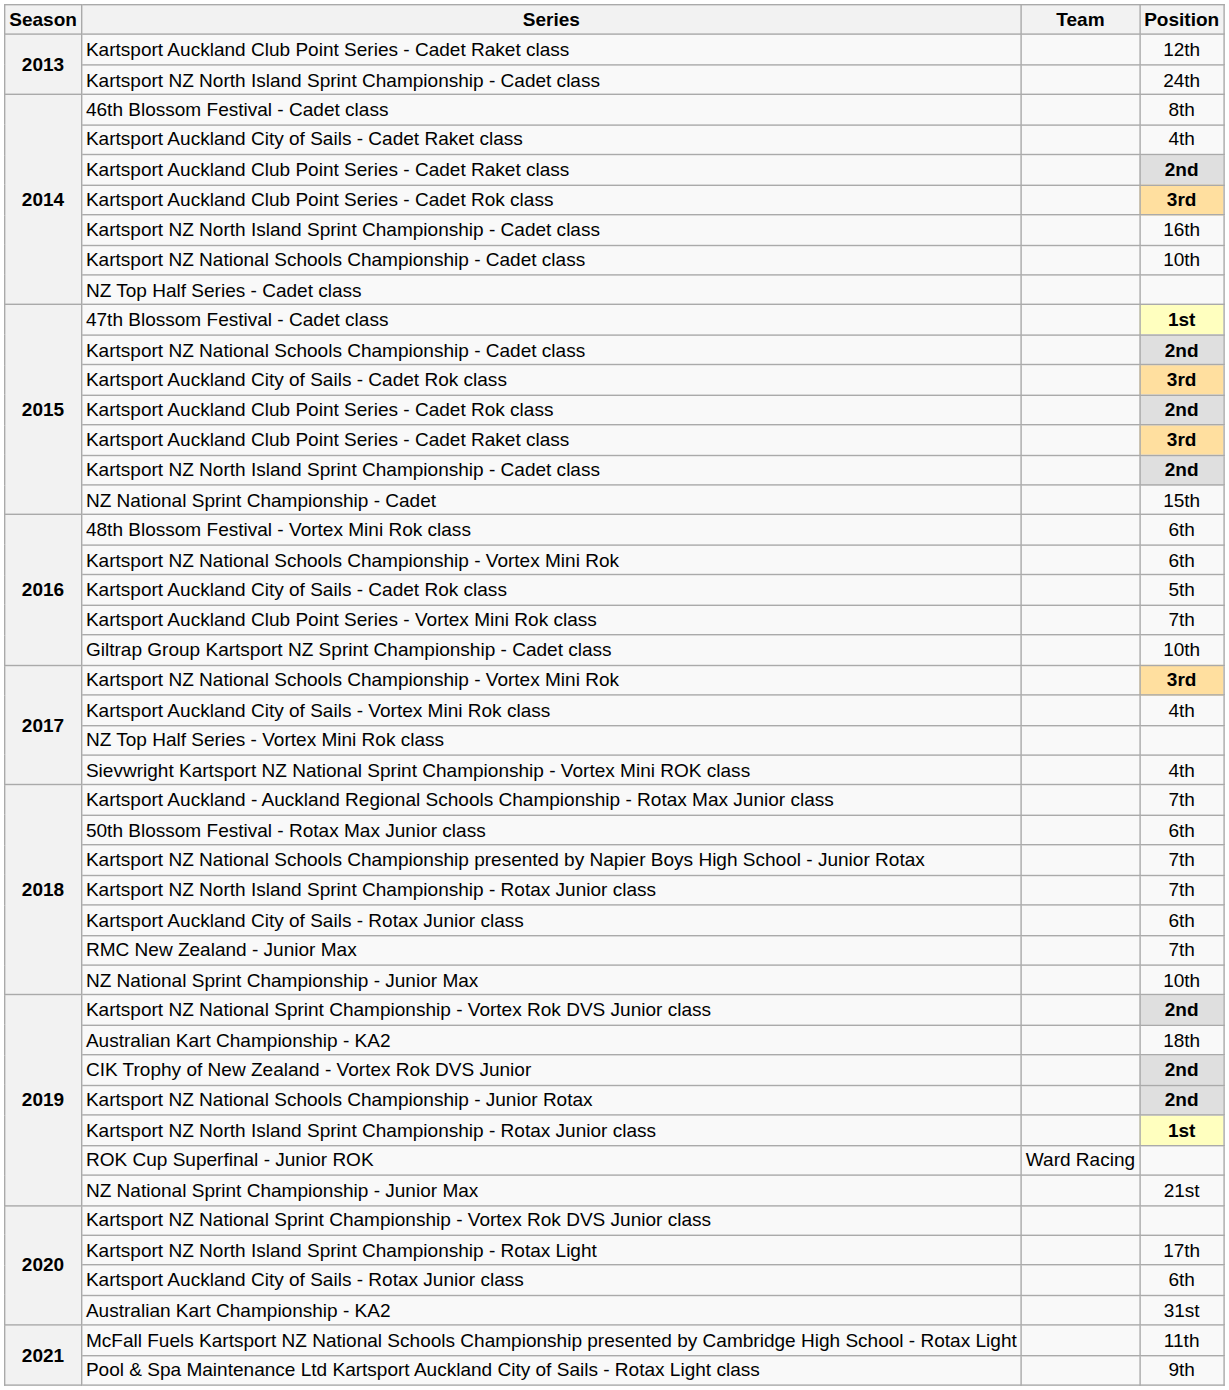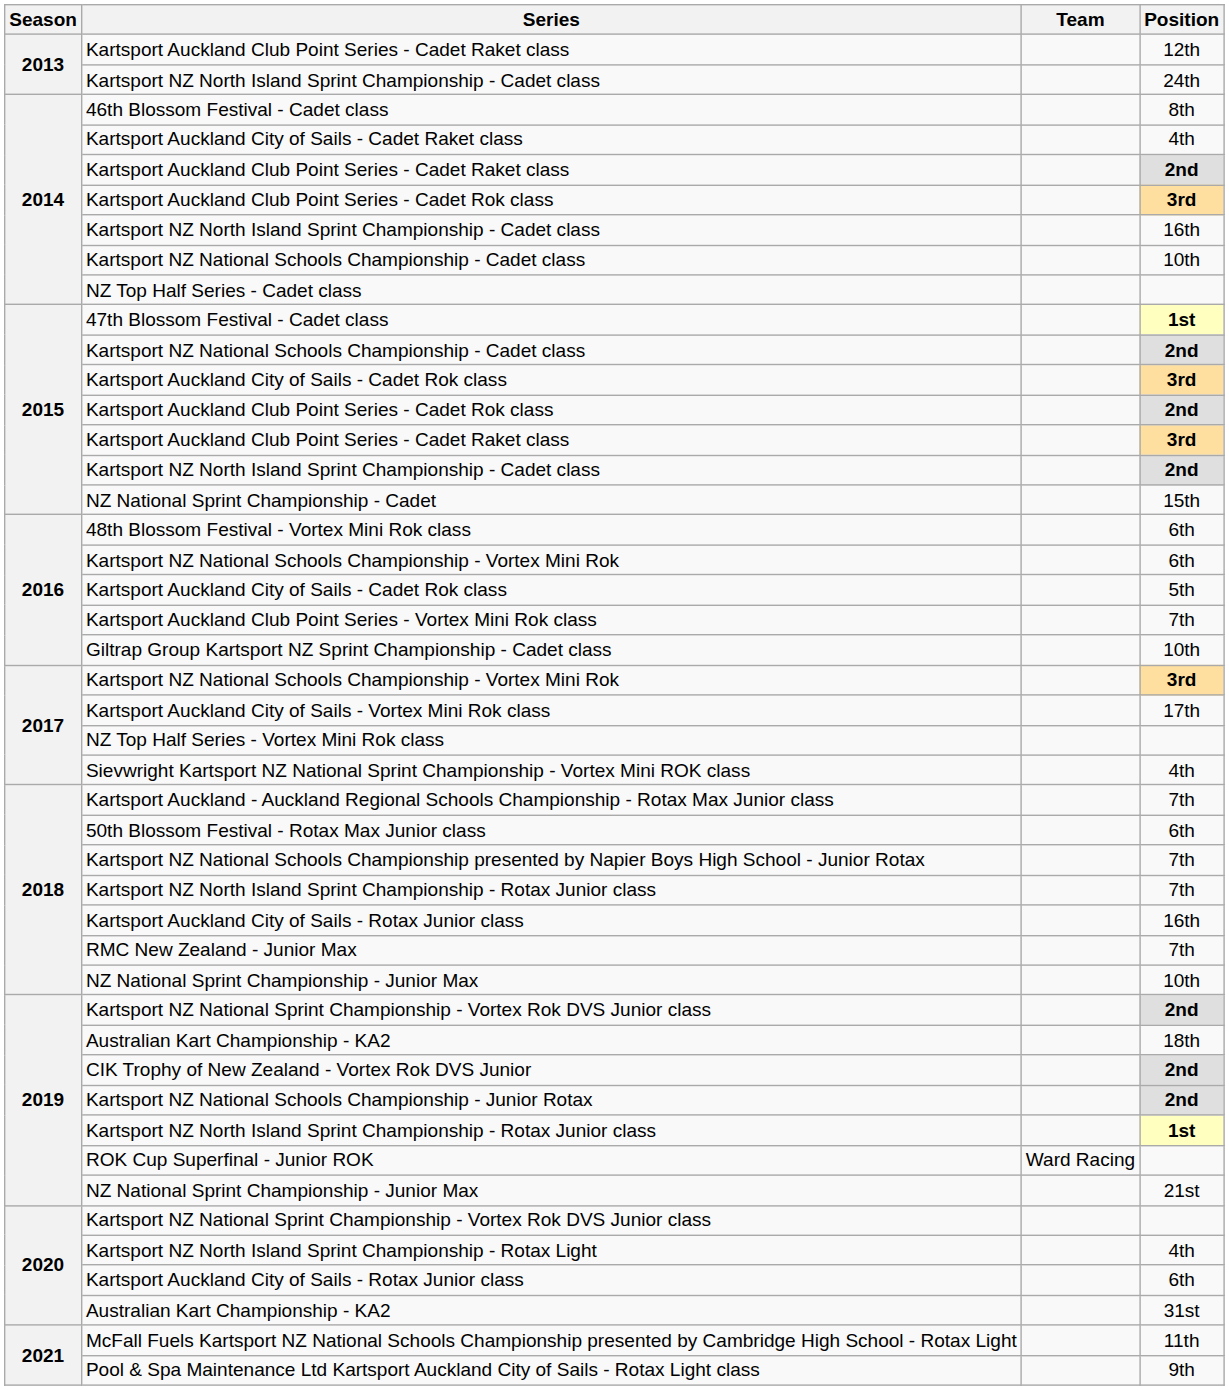(1182, 710) 4th -> (1182, 710) 17th
(1182, 920) 6th -> (1182, 920) 16th
(1182, 1250) 17th -> (1182, 1250) 4th
